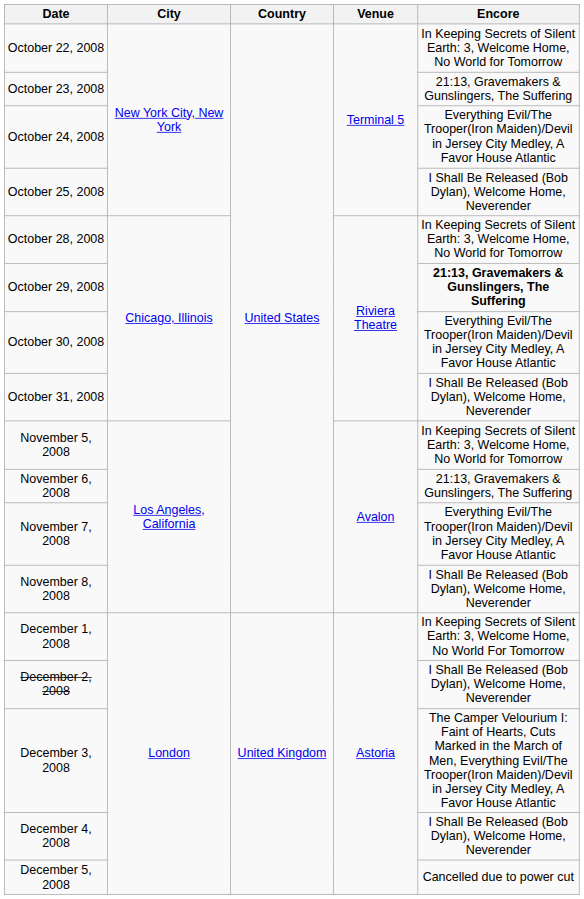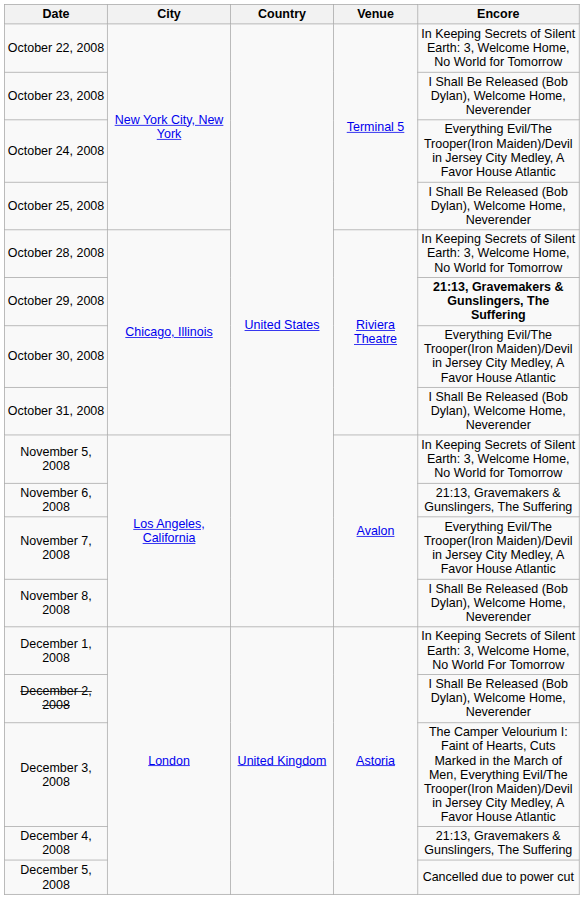(498, 89) 21:13, Gravemakers & Gunslingers, The Suffering -> (498, 96) I Shall Be Released (Bob Dylan), Welcome Home, Neverender
(498, 836) I Shall Be Released (Bob Dylan), Welcome Home, Neverender -> (498, 843) 21:13, Gravemakers & Gunslingers, The Suffering
